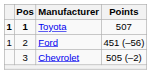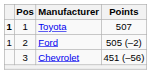(25, 27) bold -> (25, 27) normal
(124, 42) 451 (–56) -> (124, 42) 505 (–2)
(124, 58) 505 (–2) -> (124, 58) 451 (–56)
